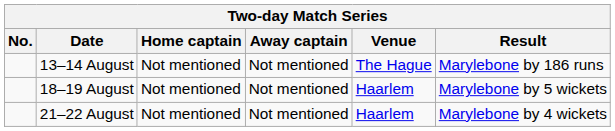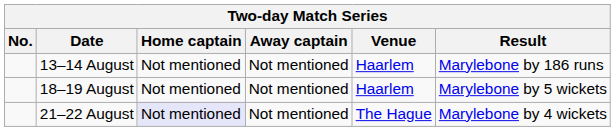(394, 65) The Hague -> (385, 65) Haarlem
(191, 114) no background -> (191, 114) lavender background
(385, 114) Haarlem -> (394, 114) The Hague
